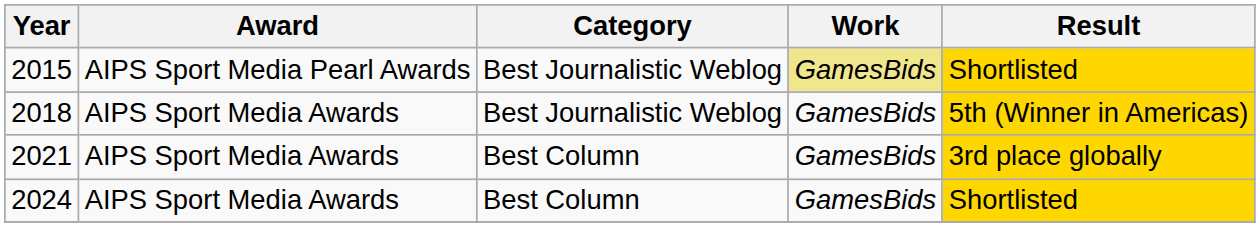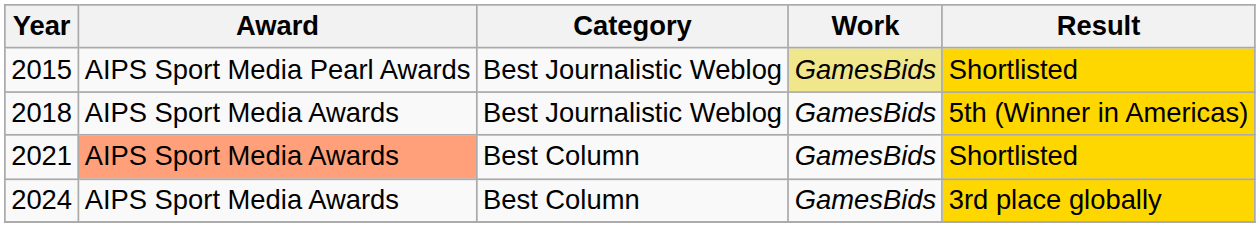(242, 156) no background -> (242, 156) lightsalmon background
(1055, 156) 3rd place globally -> (1013, 156) Shortlisted
(1013, 199) Shortlisted -> (1055, 199) 3rd place globally
